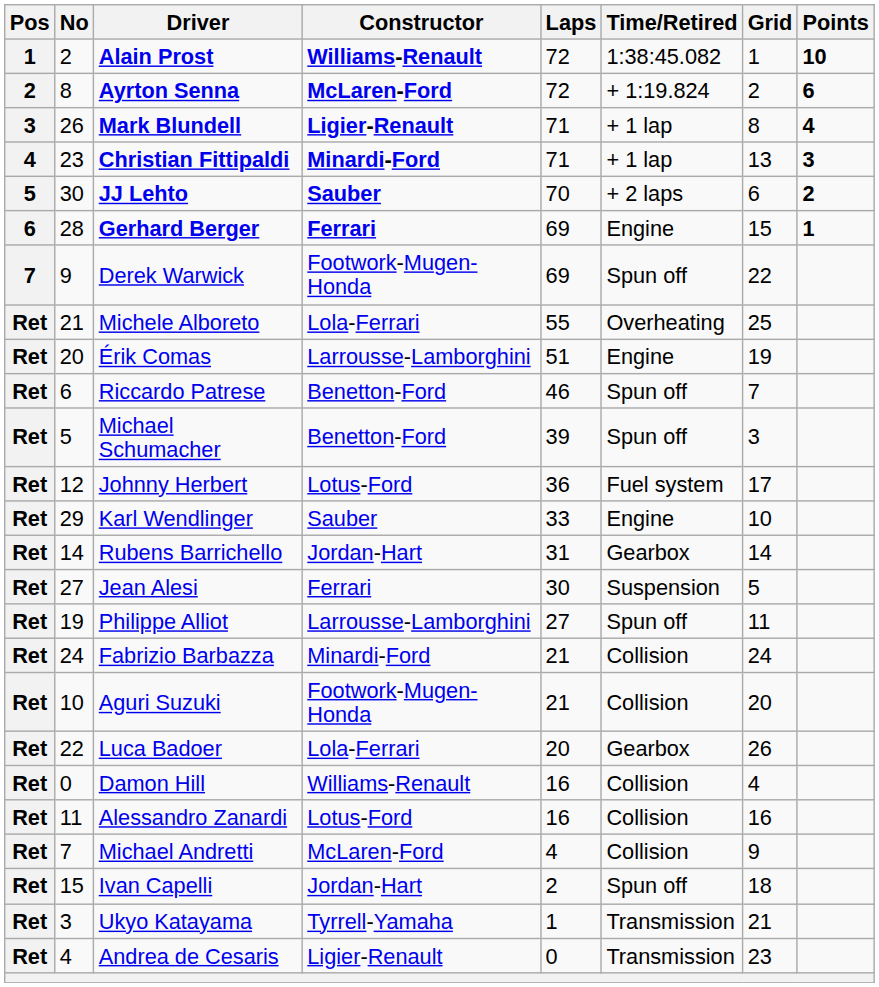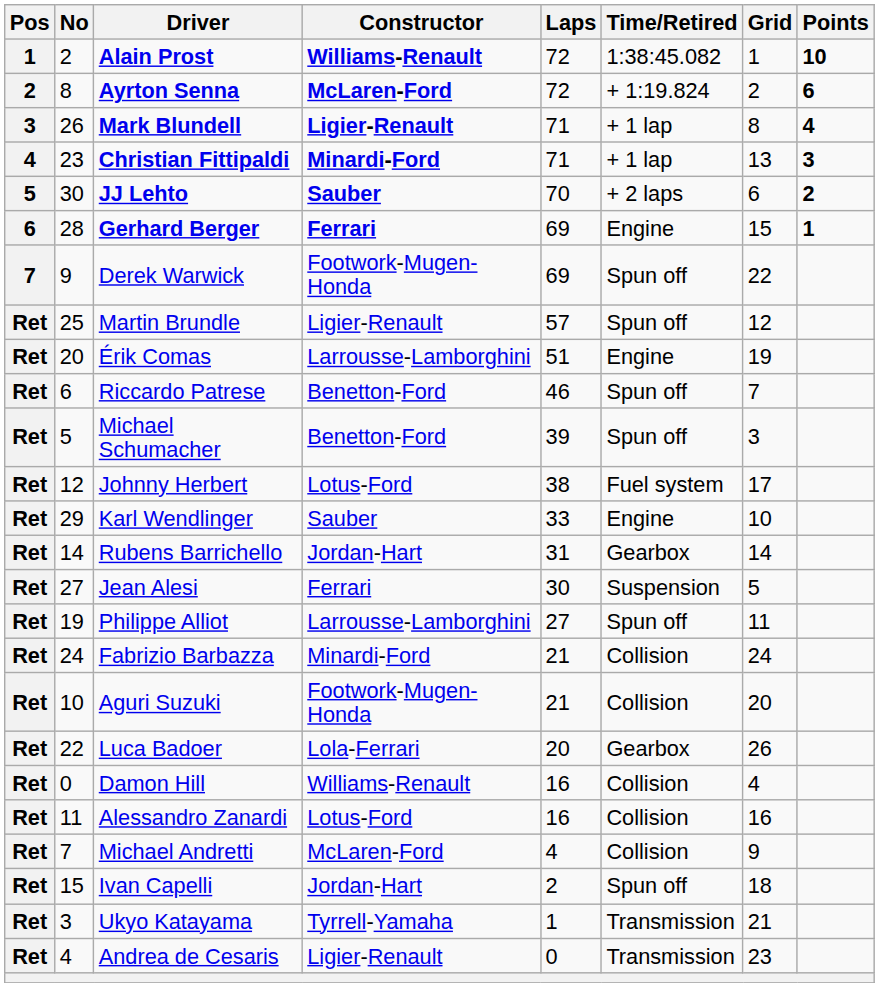+ row: (169, 322)
- row: (179, 322)
(558, 484) 36 -> (558, 484) 38
